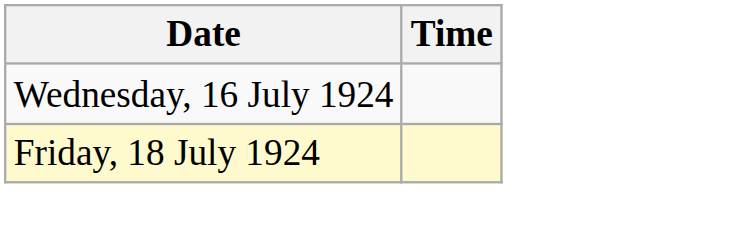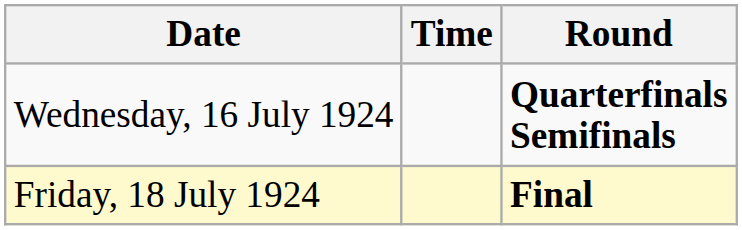+ column: (619, 34)
